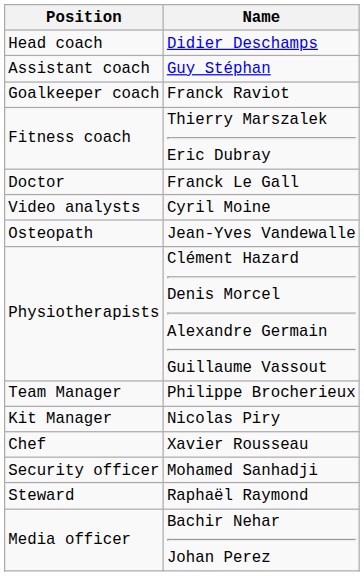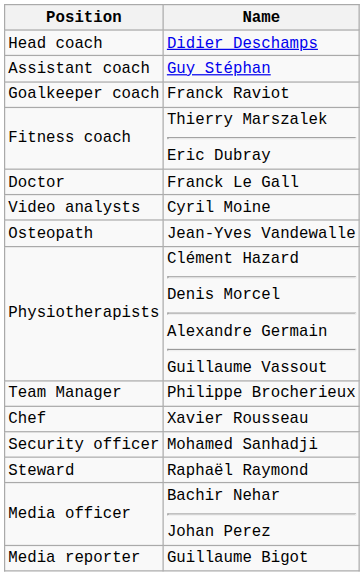- row: (60, 419)
+ row: (74, 558)
